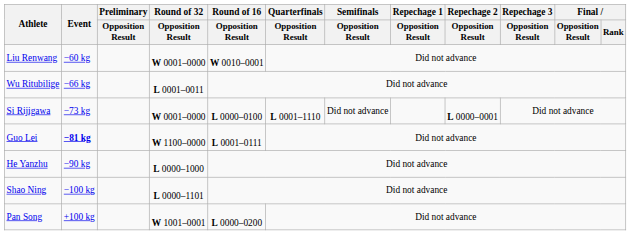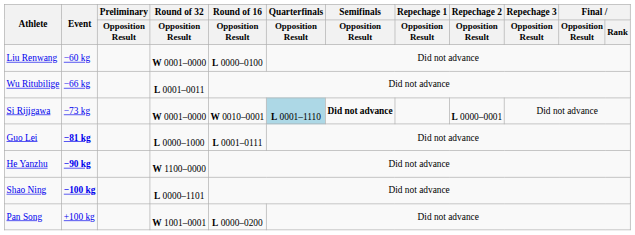(237, 64) W 0010–0001 -> (237, 64) L 0000–0100
(237, 117) L 0000–0100 -> (237, 117) W 0010–0001
(295, 117) no background -> (296, 117) lightblue background
(358, 111) normal -> (360, 111) bold
(179, 143) W 1100–0000 -> (179, 143) L 0000–1000
(77, 164) normal -> (77, 164) bold
(179, 170) L 0000–1000 -> (179, 170) W 1100–0000
(79, 191) normal -> (80, 191) bold
